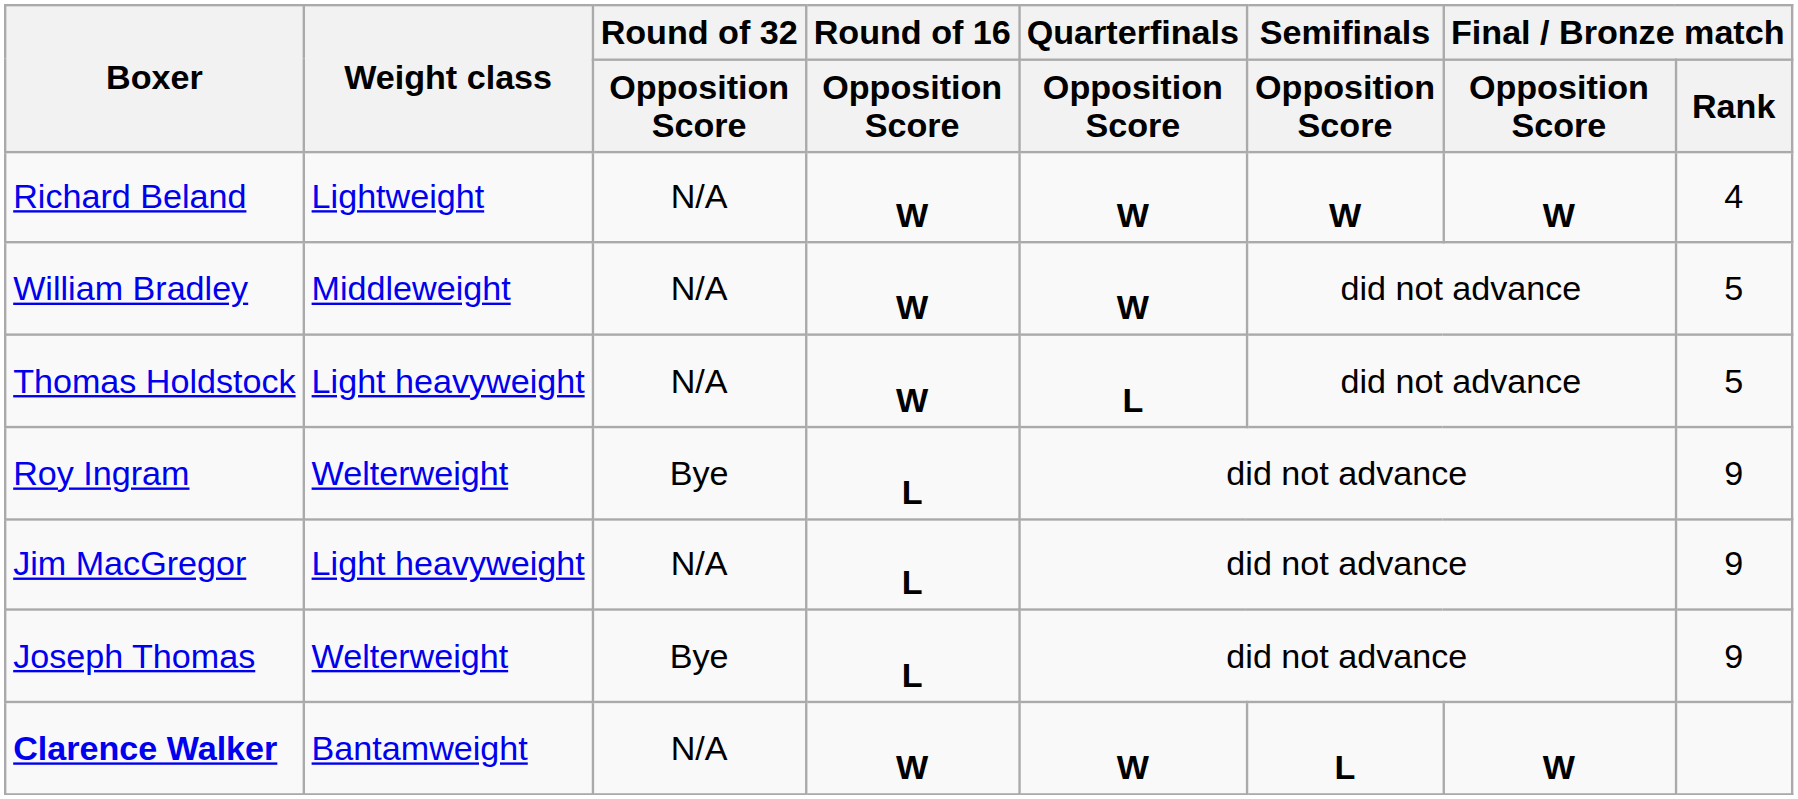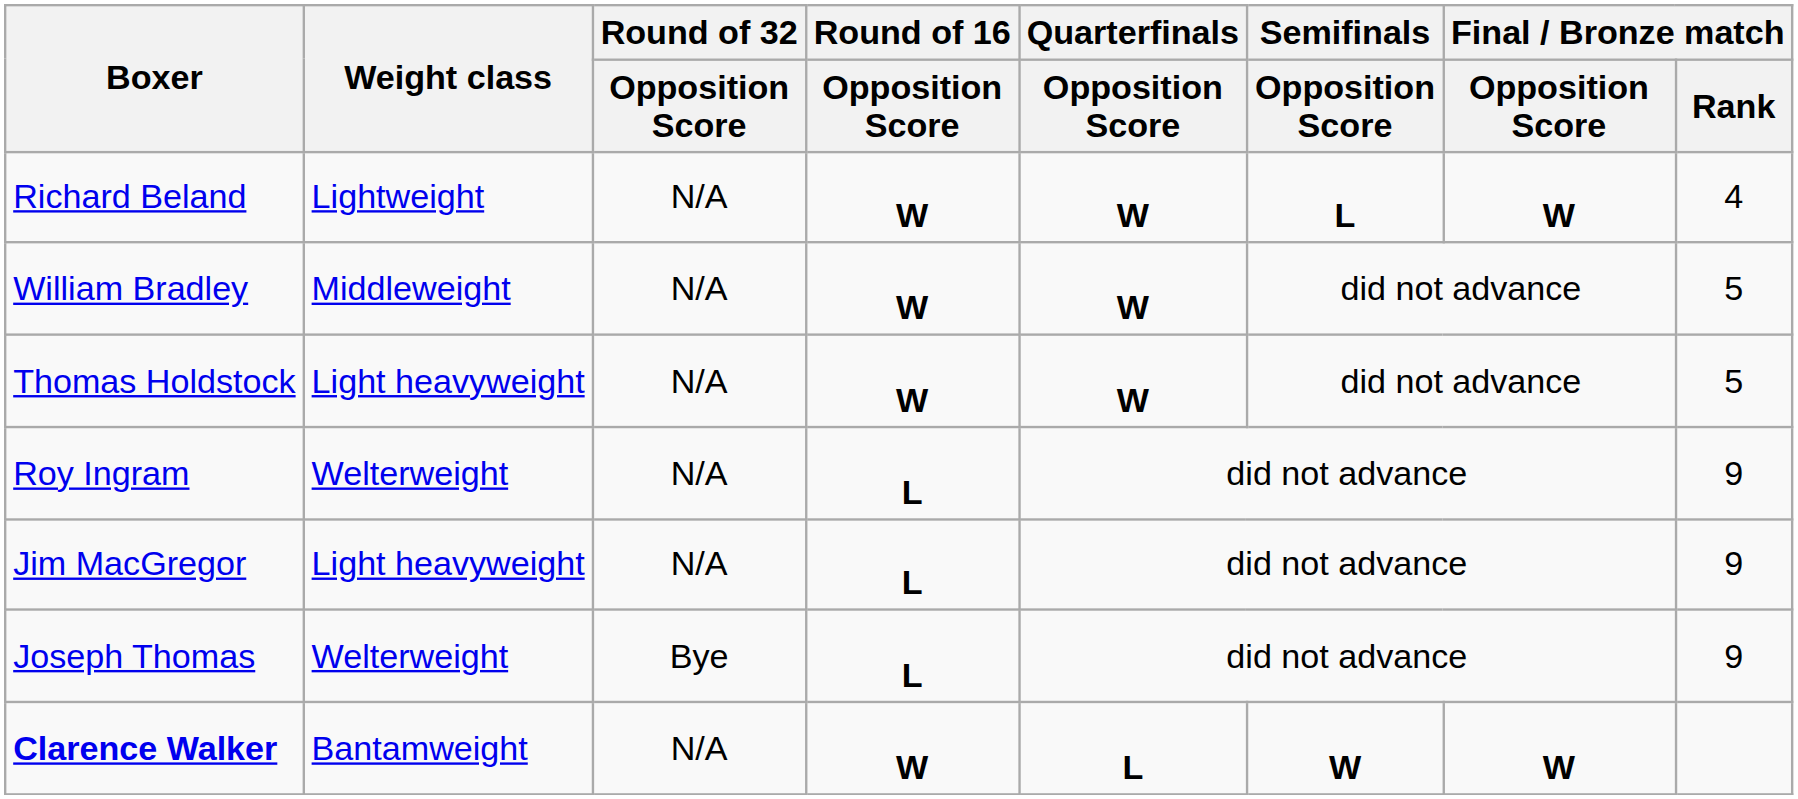(1345, 216) W -> (1345, 216) L
(1133, 400) L -> (1133, 400) W
(699, 473) Bye -> (699, 473) N/A
(1133, 767) W -> (1133, 767) L
(1345, 767) L -> (1345, 767) W
